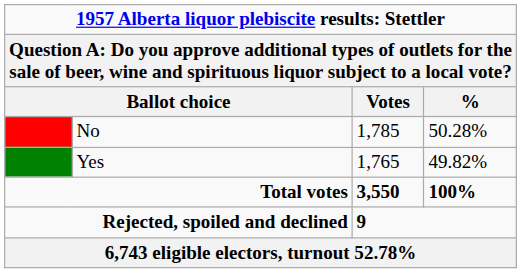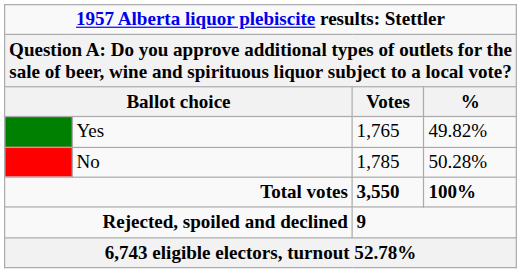rows swapped: (88, 131) <-> (90, 161)
